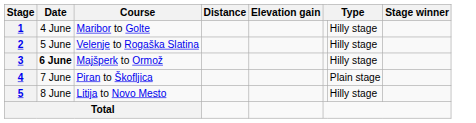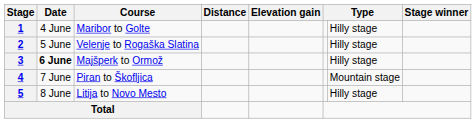(355, 77) Plain stage -> (365, 77) Mountain stage
